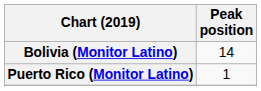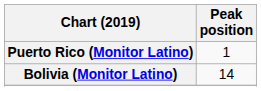rows swapped: (100, 52) <-> (100, 74)
